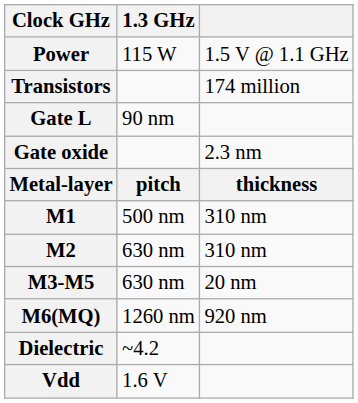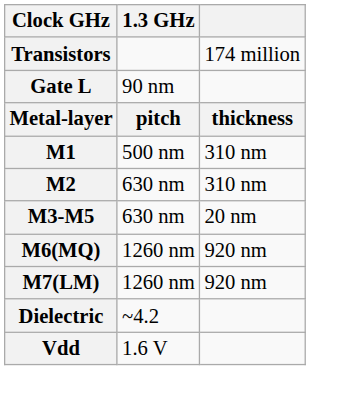- row: (61, 53)
- row: (61, 151)
+ row: (61, 282)
